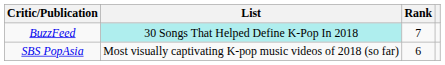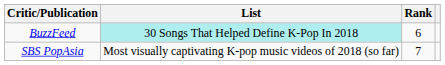(418, 32) 7 -> (418, 32) 6
(418, 51) 6 -> (418, 51) 7
